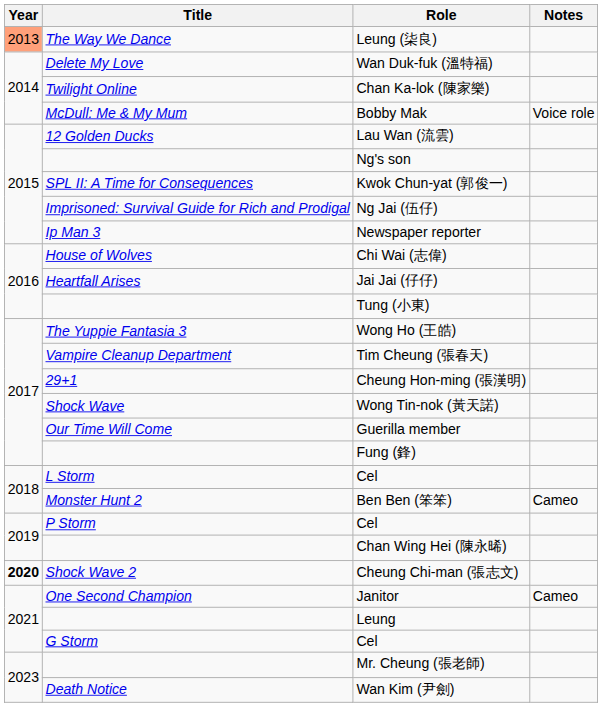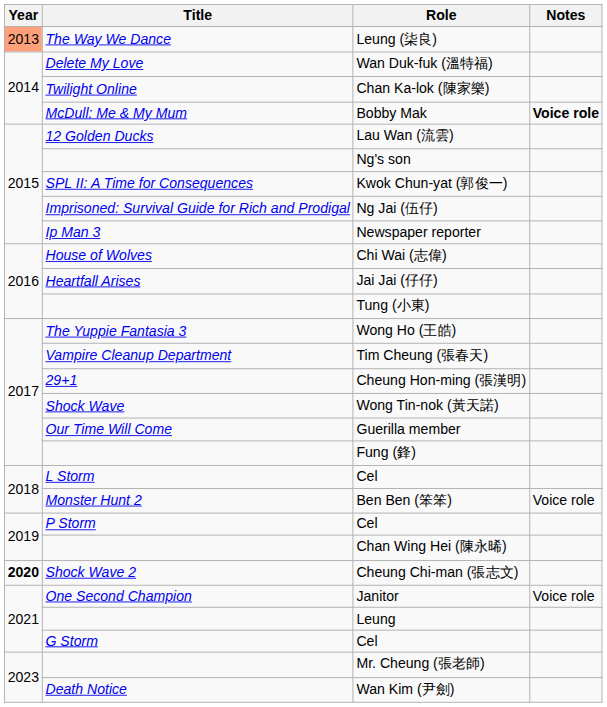(564, 112) normal -> (566, 112) bold
(555, 500) Cameo -> (564, 500) Voice role
(555, 596) Cameo -> (564, 596) Voice role
